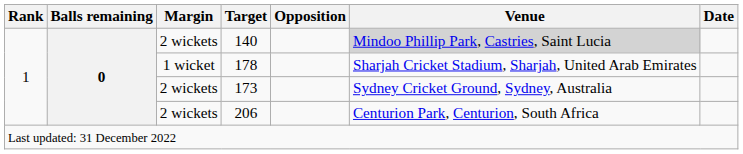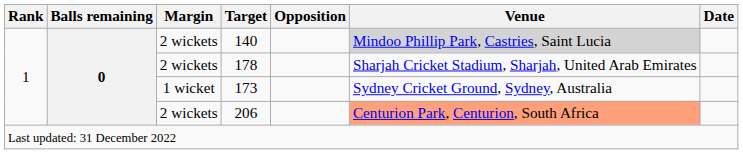(189, 64) 1 wicket -> (189, 64) 2 wickets
(189, 88) 2 wickets -> (189, 88) 1 wicket
(476, 112) no background -> (476, 112) lightsalmon background
